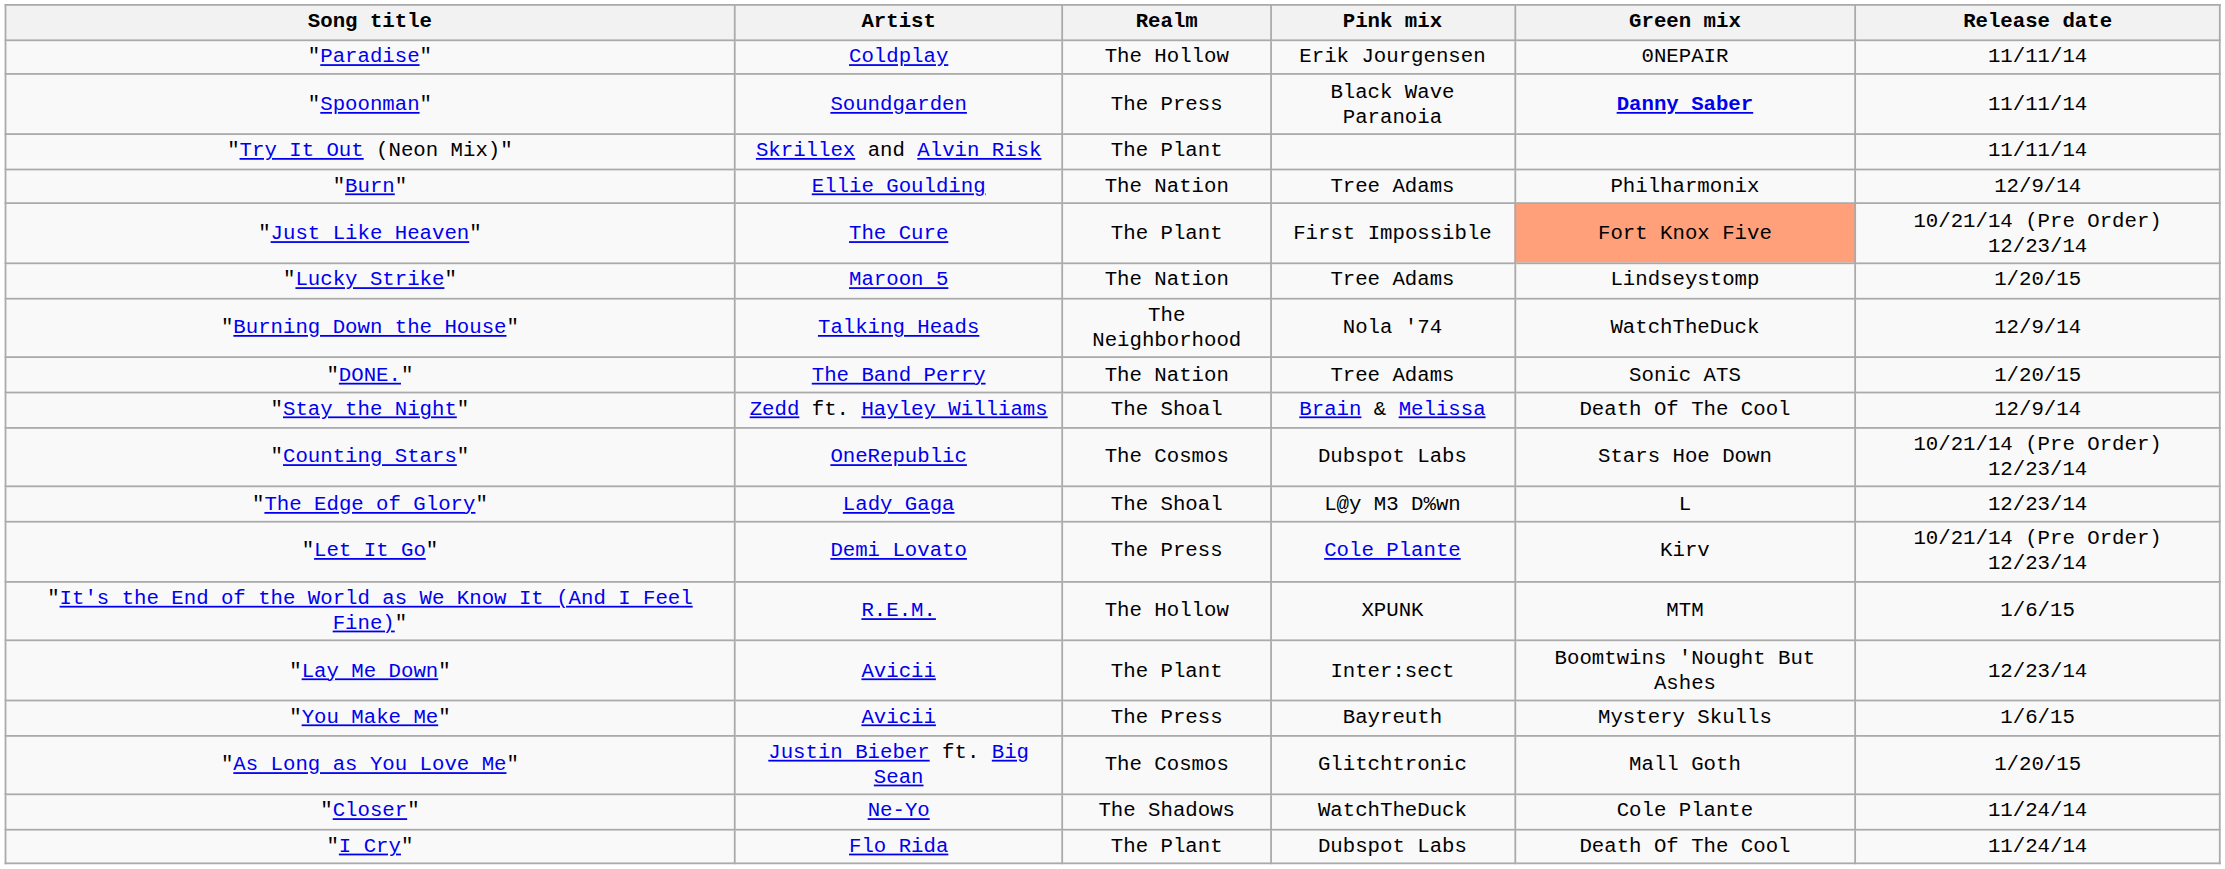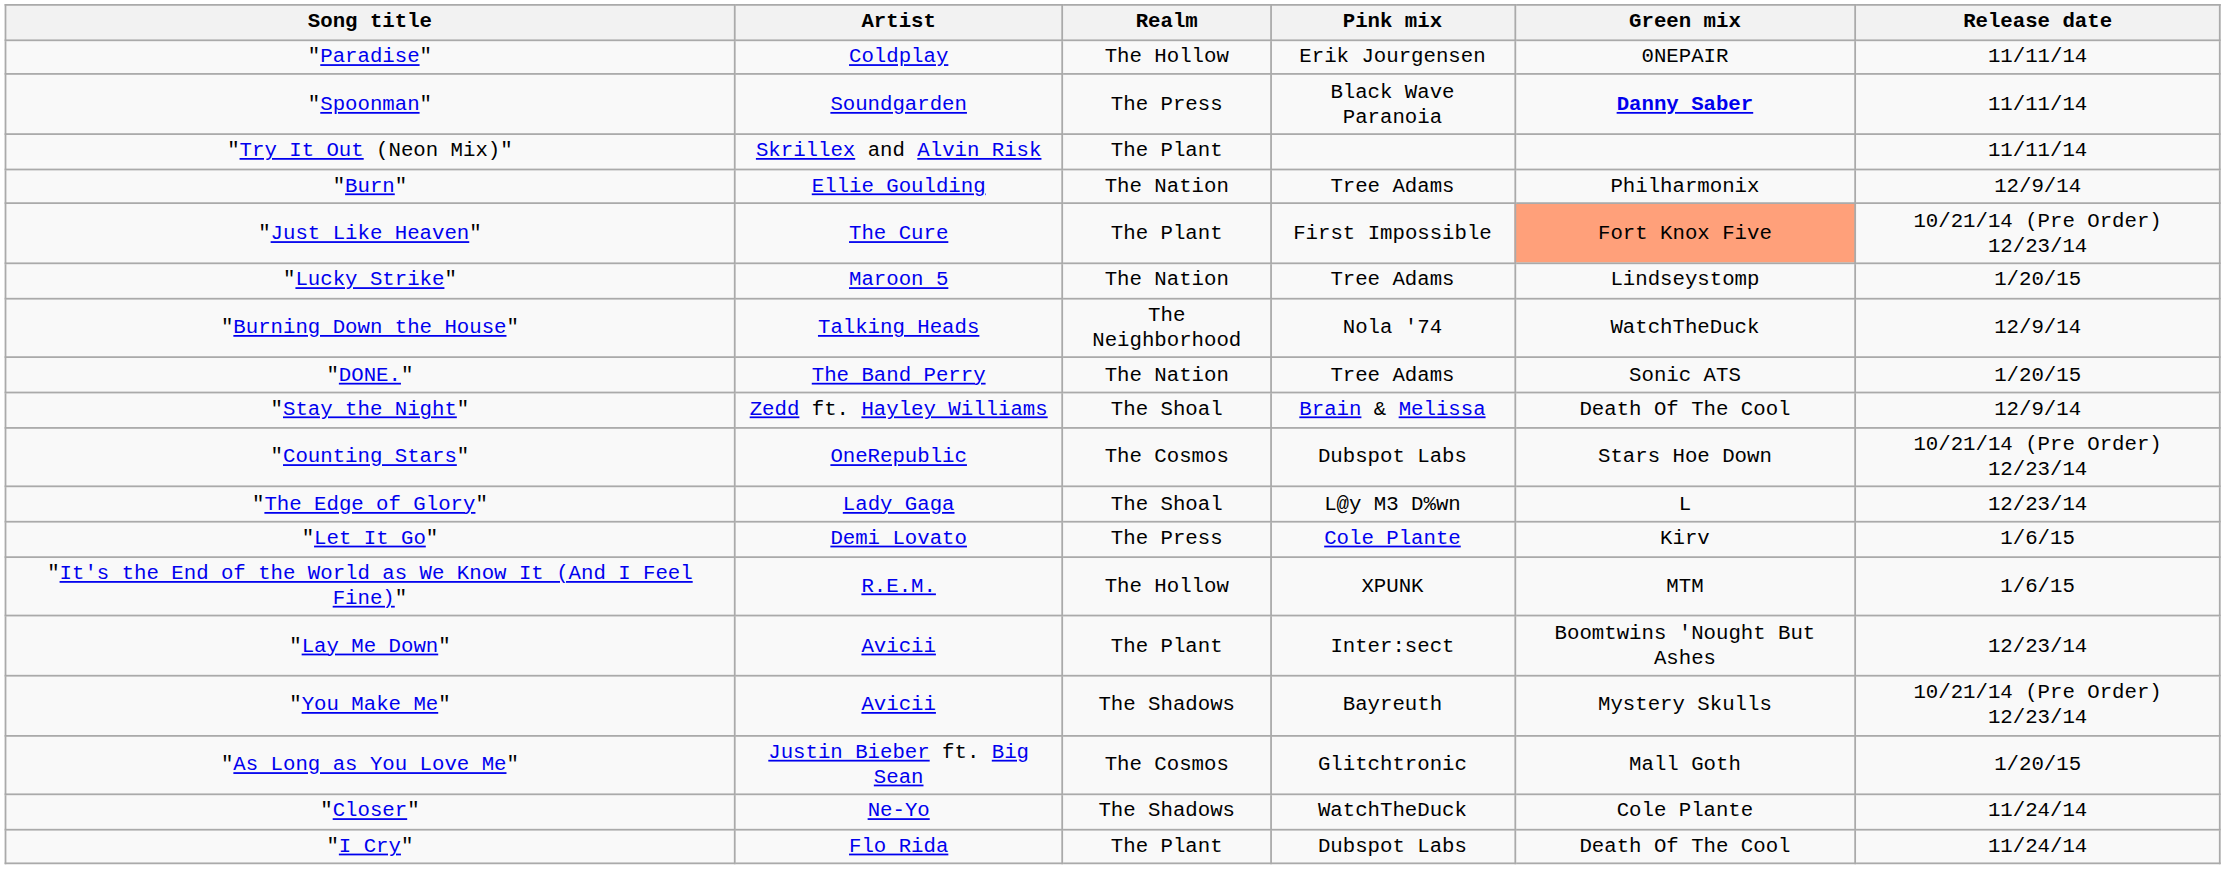(2038, 551) 10/21/14 (Pre Order) 12/23/14 -> (2038, 539) 1/6/15
(1167, 718) The Press -> (1167, 705) The Shadows
(2038, 718) 1/6/15 -> (2038, 705) 10/21/14 (Pre Order) 12/23/14
